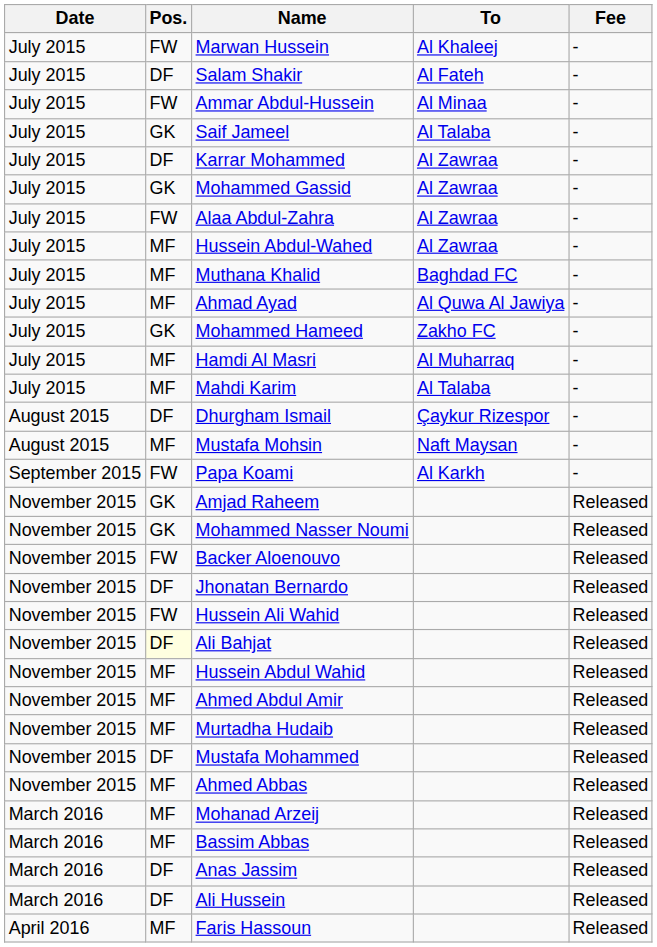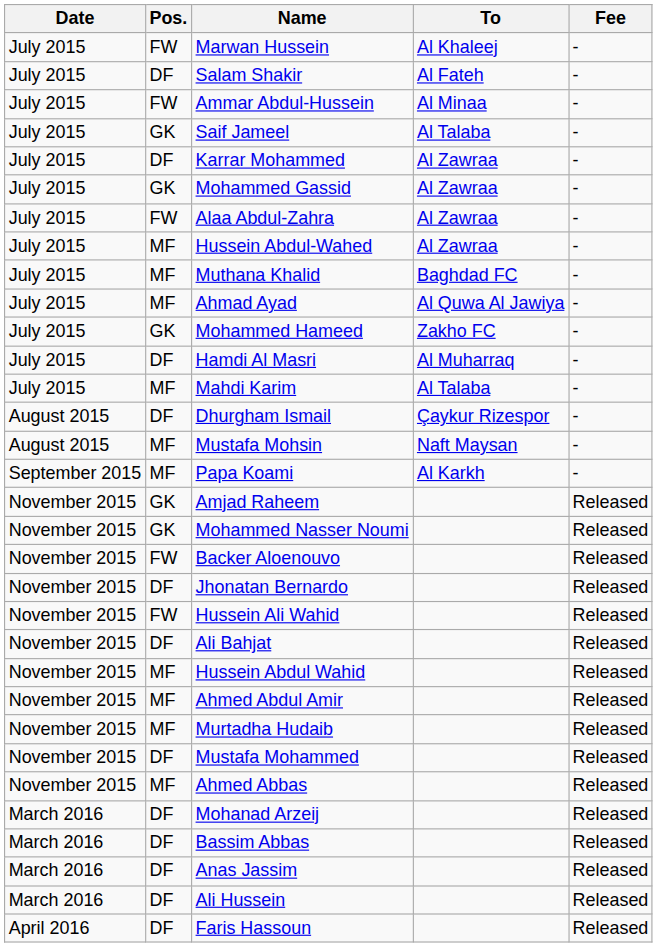(162, 359) MF -> (161, 359) DF
(163, 473) FW -> (162, 473) MF
(161, 643) lightyellow background -> (161, 643) no background
(162, 814) MF -> (161, 814) DF
(162, 842) MF -> (161, 842) DF
(162, 928) MF -> (161, 928) DF
